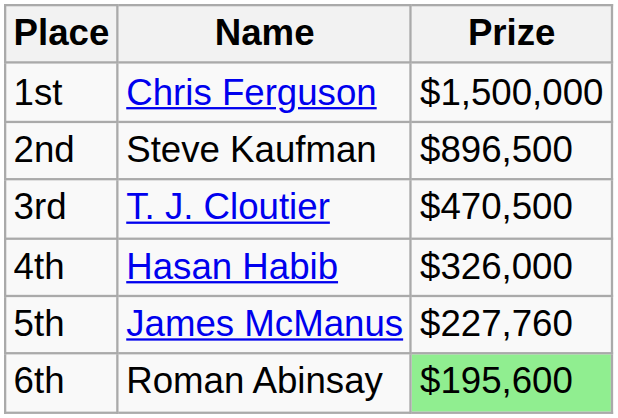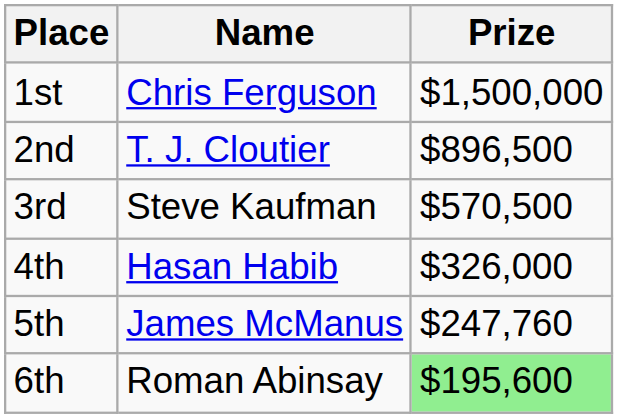(251, 149) Steve Kaufman -> (228, 149) T. J. Cloutier
(228, 207) T. J. Cloutier -> (251, 207) Steve Kaufman
(496, 207) $470,500 -> (496, 207) $570,500
(496, 324) $227,760 -> (496, 324) $247,760
